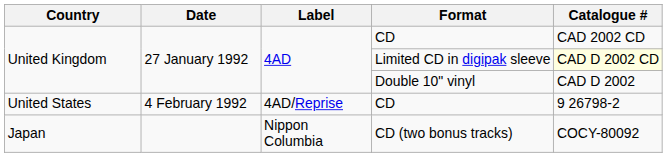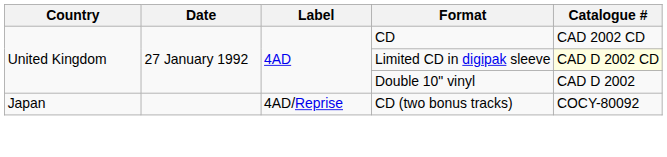- row: (49, 103)
(293, 133) Nippon Columbia -> (304, 103) 4AD/Reprise
